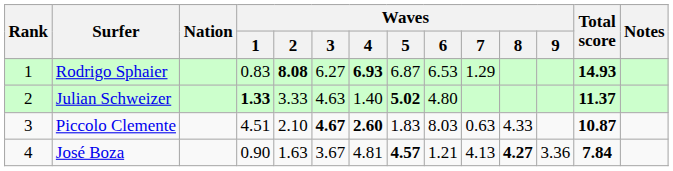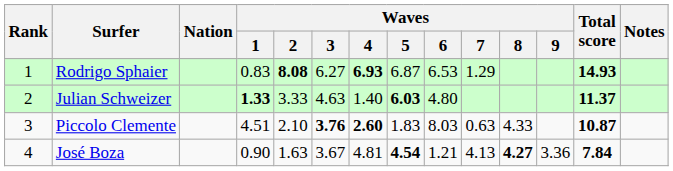(405, 98) 5.02 -> (405, 98) 6.03
(330, 125) 4.67 -> (330, 125) 3.76
(405, 152) 4.57 -> (405, 152) 4.54
